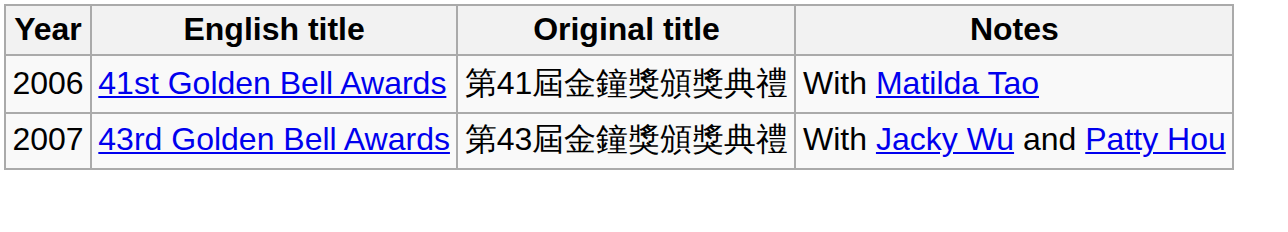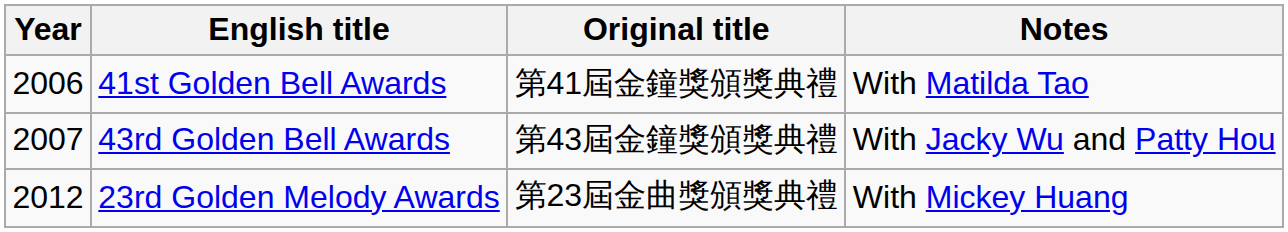+ row: (299, 197)
